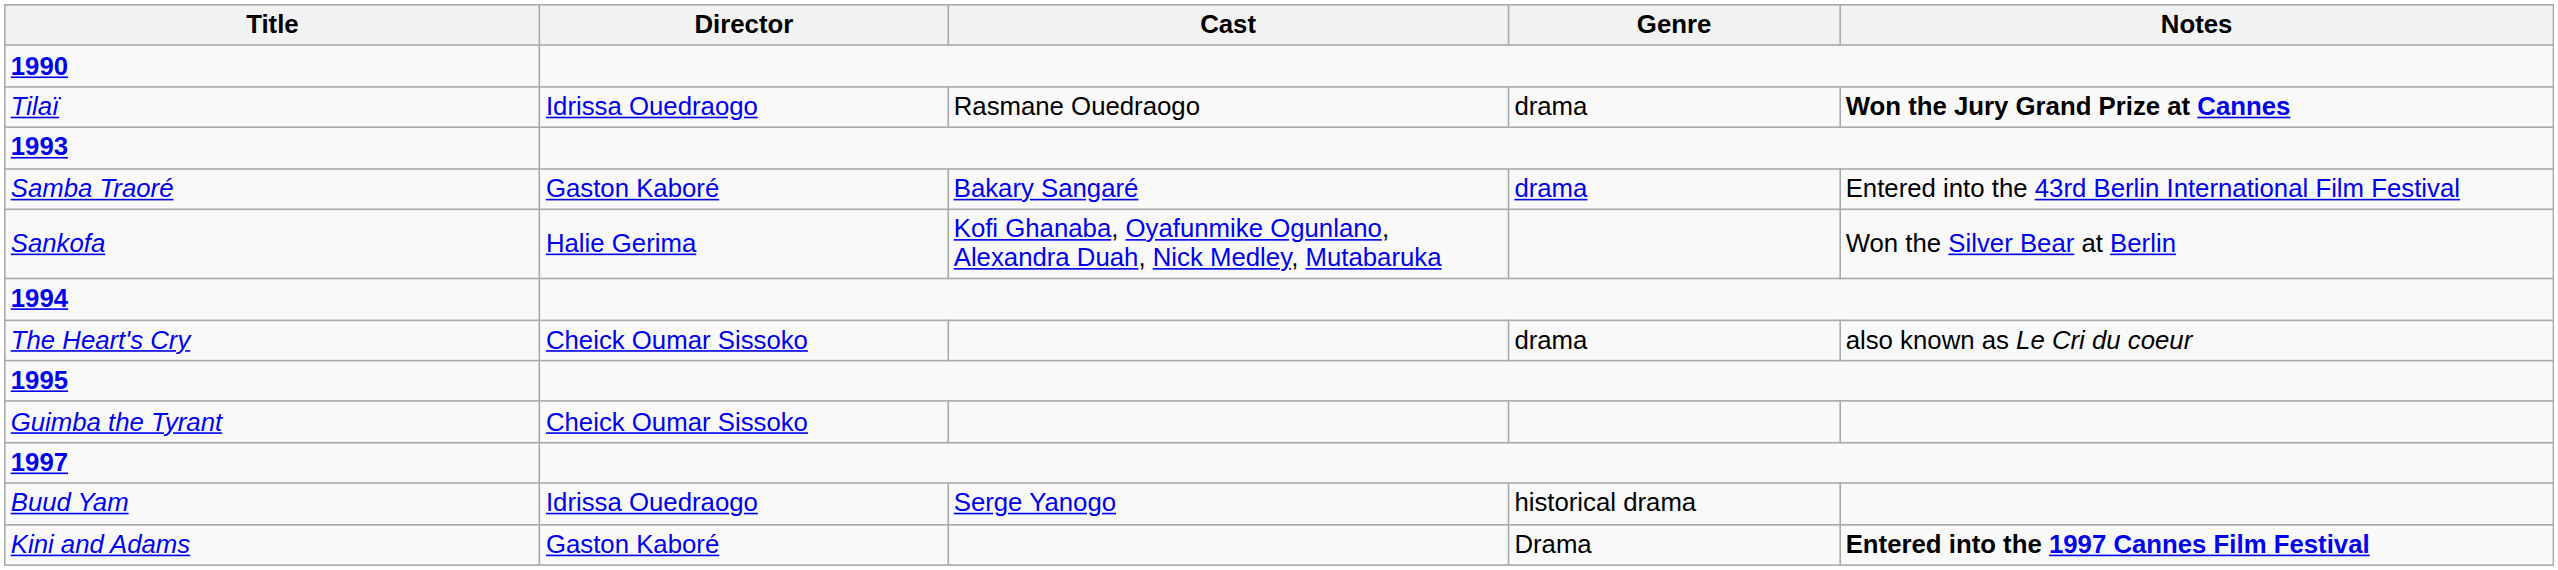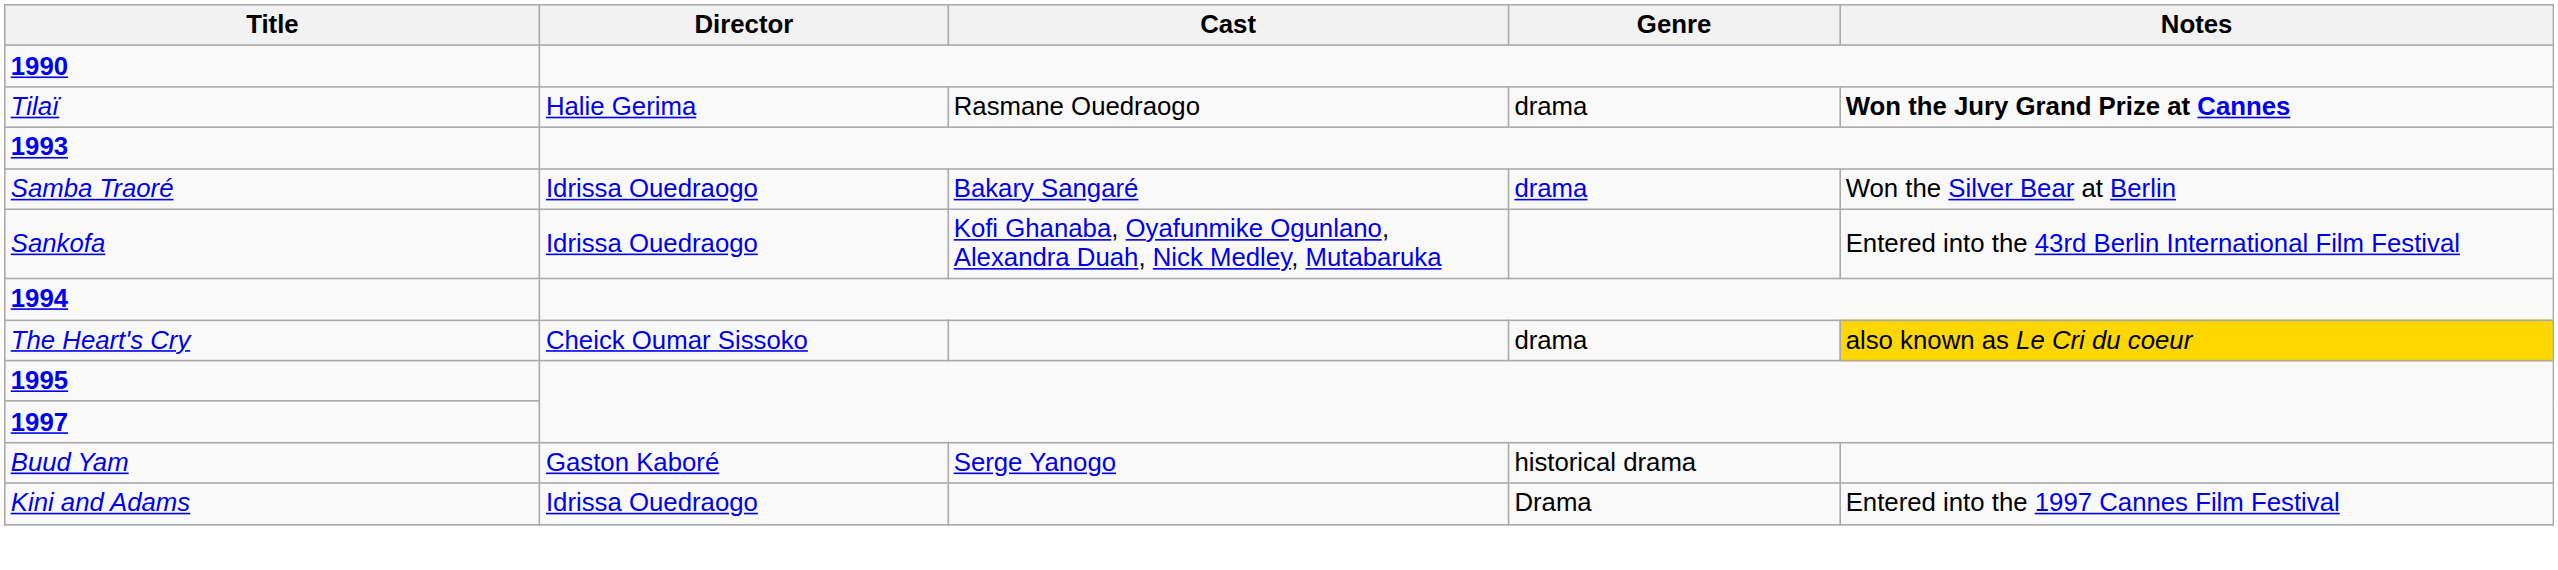(652, 106) Idrissa Ouedraogo -> (621, 106) Halie Gerima
(633, 188) Gaston Kaboré -> (652, 188) Idrissa Ouedraogo
(2153, 188) Entered into the 43rd Berlin International Film Festival -> (2011, 188) Won the Silver Bear at Berlin
(621, 243) Halie Gerima -> (652, 243) Idrissa Ouedraogo
(2011, 243) Won the Silver Bear at Berlin -> (2153, 243) Entered into the 43rd Berlin International Film Festival
(2019, 339) no background -> (2019, 339) gold background
- row: (116, 421)
(652, 503) Idrissa Ouedraogo -> (633, 462) Gaston Kaboré
(633, 544) Gaston Kaboré -> (652, 503) Idrissa Ouedraogo
(2108, 544) bold -> (2093, 503) normal
